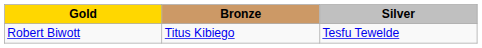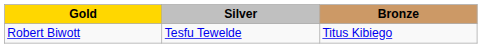columns swapped: (398, 14) <-> (241, 14)
